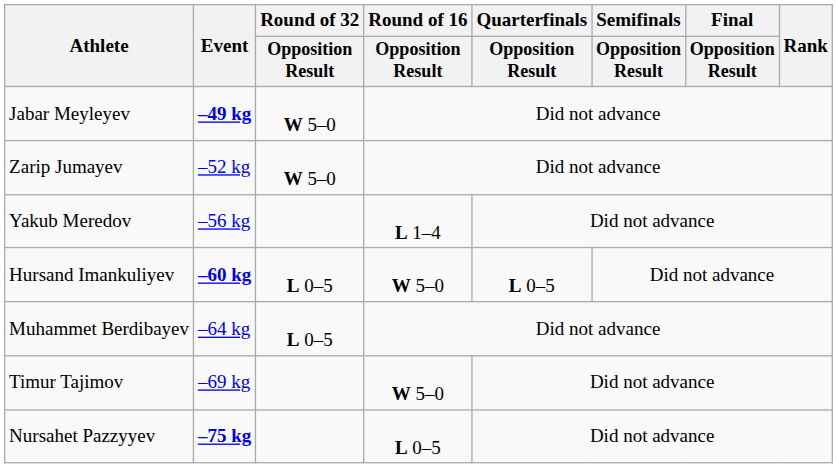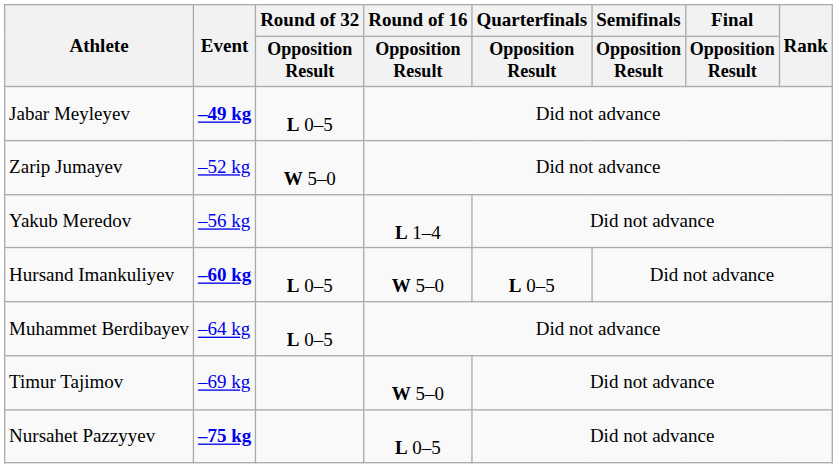(310, 125) W 5–0 -> (310, 125) L 0–5
